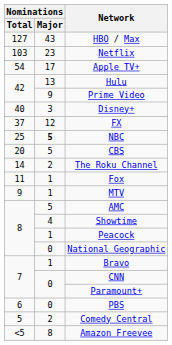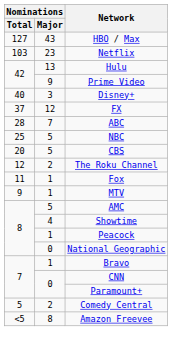- row: (116, 67)
+ row: (116, 123)
(50, 137) bold -> (50, 137) normal
(20, 165) 14 -> (20, 165) 12
- row: (116, 305)
